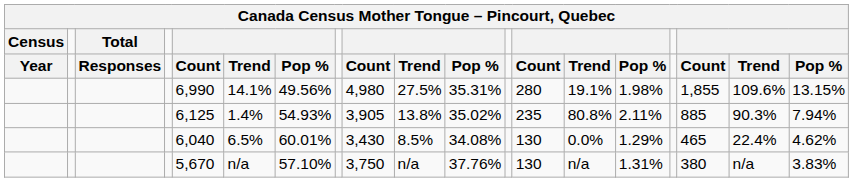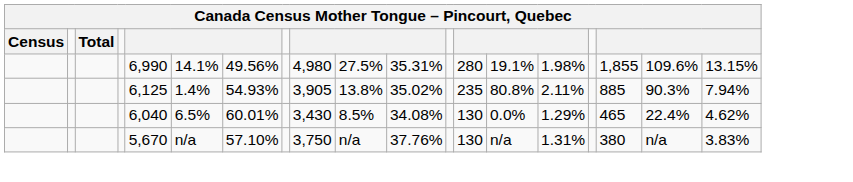- row: (36, 66)
